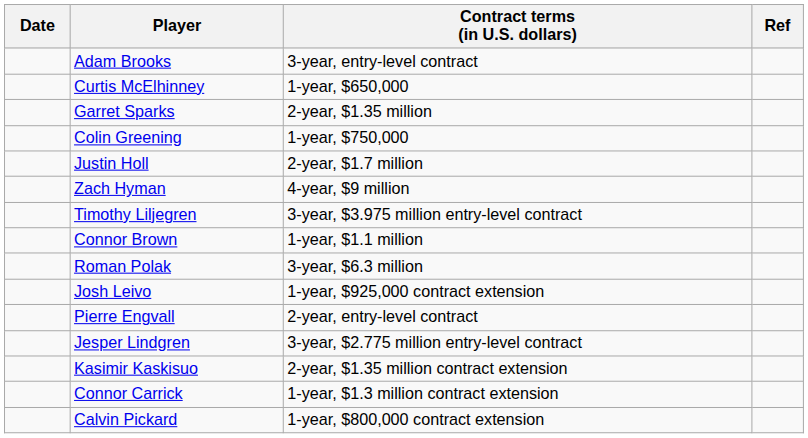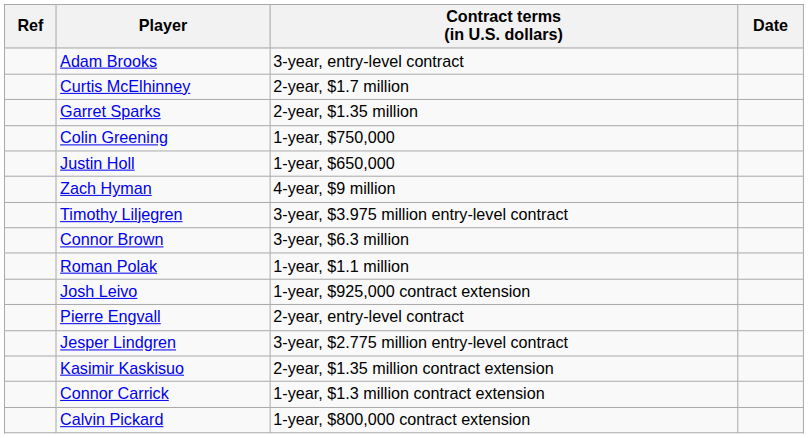columns swapped: (37, 26) <-> (777, 26)
(348, 86) 1-year, $650,000 -> (341, 86) 2-year, $1.7 million
(355, 163) 2-year, $1.7 million -> (334, 163) 1-year, $650,000
(355, 240) 1-year, $1.1 million -> (341, 240) 3-year, $6.3 million
(355, 266) 3-year, $6.3 million -> (341, 266) 1-year, $1.1 million
